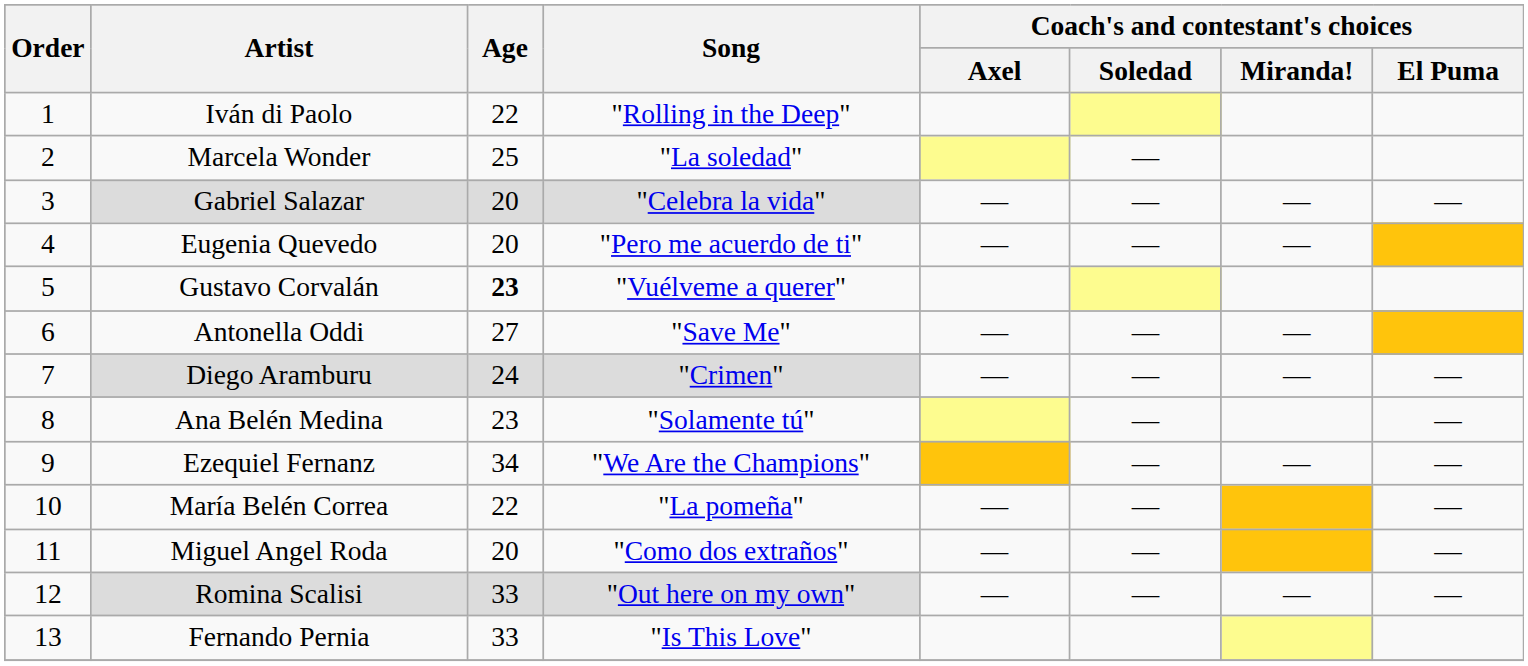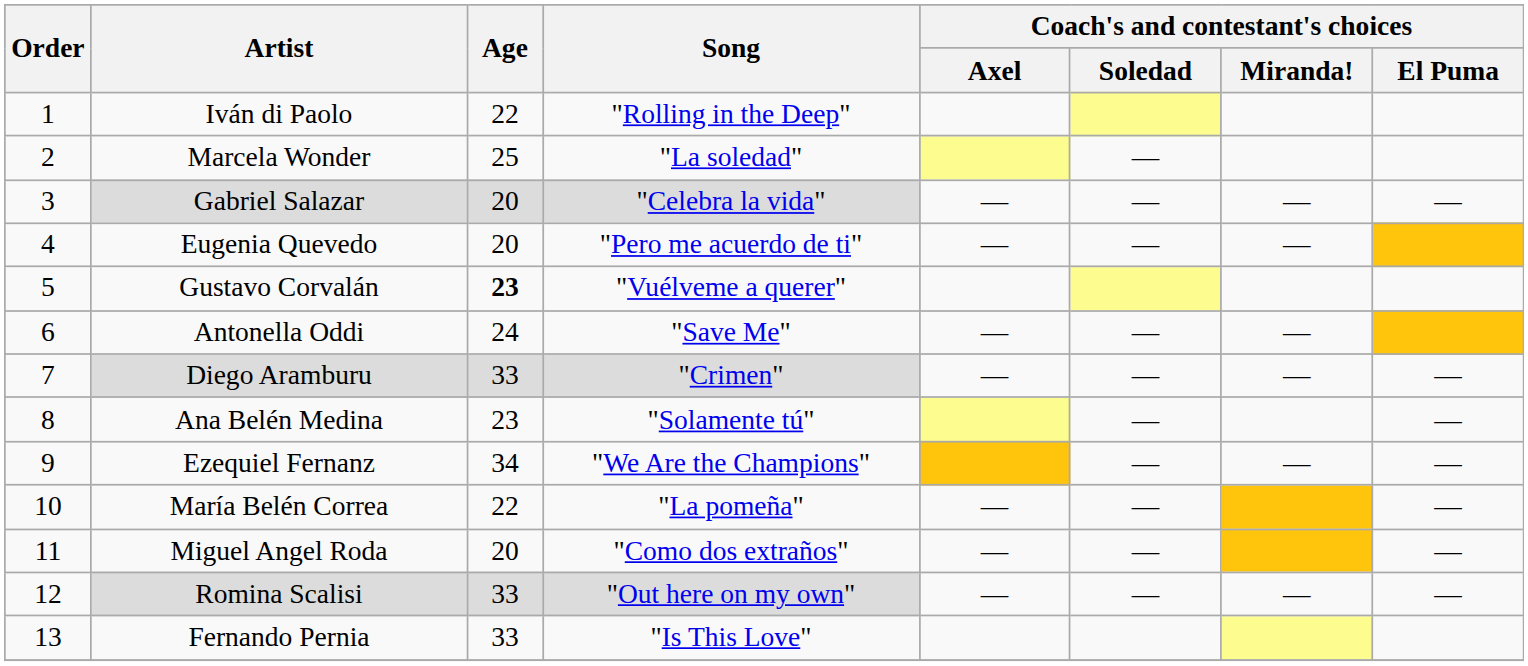(505, 331) 27 -> (505, 331) 24
(505, 375) 24 -> (505, 375) 33
